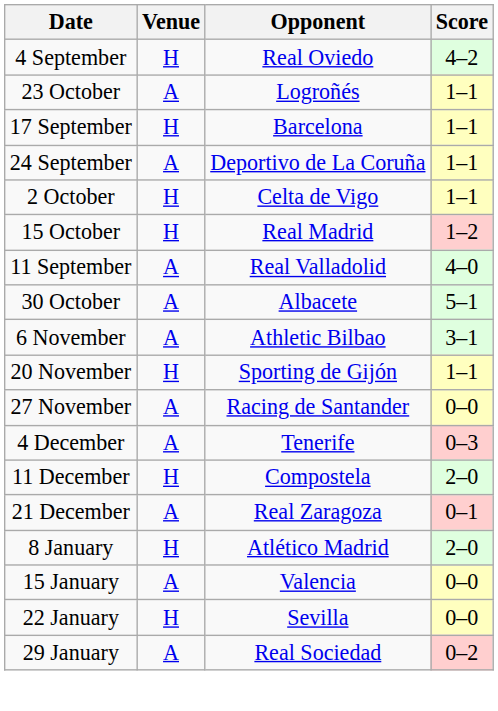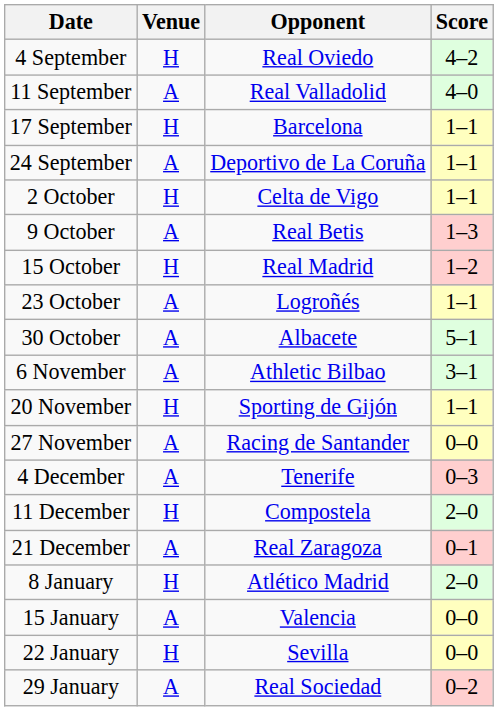rows swapped: (71, 267) <-> (71, 92)
+ row: (71, 232)
